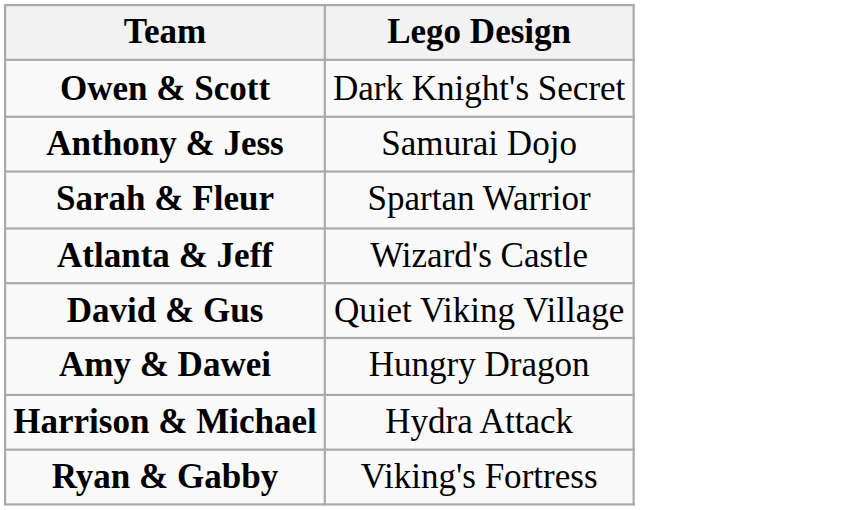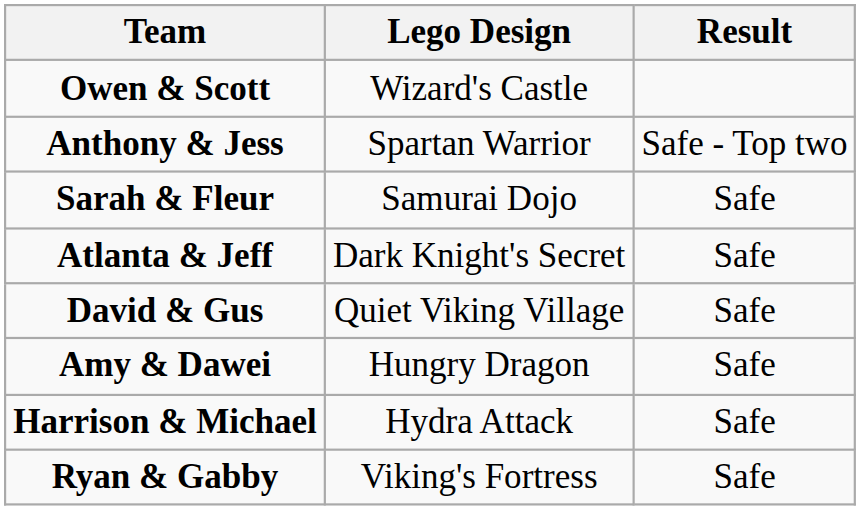+ column: (745, 32)
(479, 87) Dark Knight's Secret -> (479, 87) Wizard's Castle
(479, 143) Samurai Dojo -> (479, 143) Spartan Warrior
(479, 198) Spartan Warrior -> (479, 198) Samurai Dojo
(479, 254) Wizard's Castle -> (479, 254) Dark Knight's Secret
